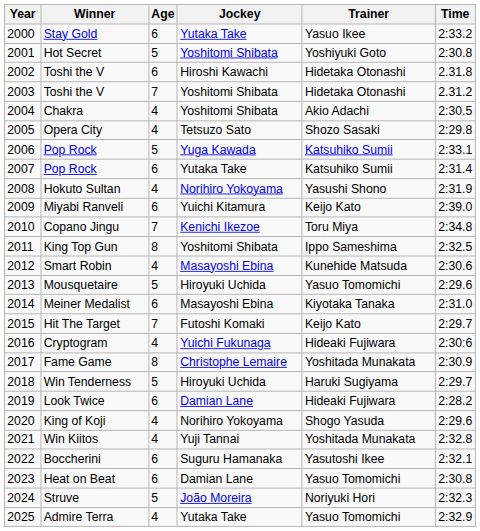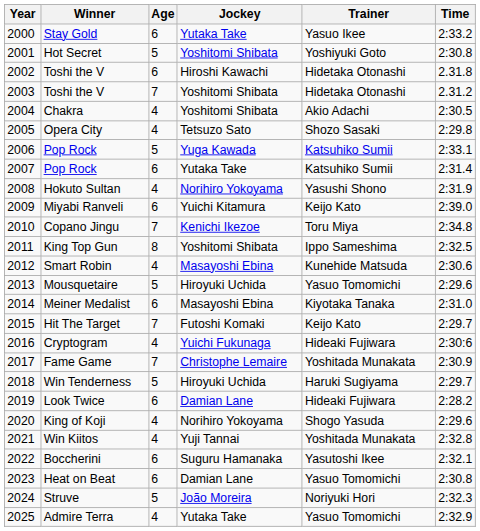(155, 363) 8 -> (155, 363) 7
